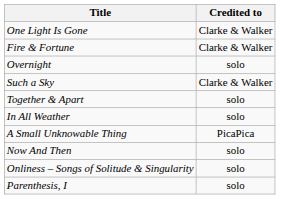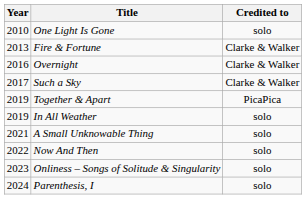+ column: (18, 13)
(236, 30) Clarke & Walker -> (262, 30) solo
(236, 64) solo -> (262, 64) Clarke & Walker
(236, 99) solo -> (262, 99) PicaPica
(236, 133) PicaPica -> (262, 133) solo
